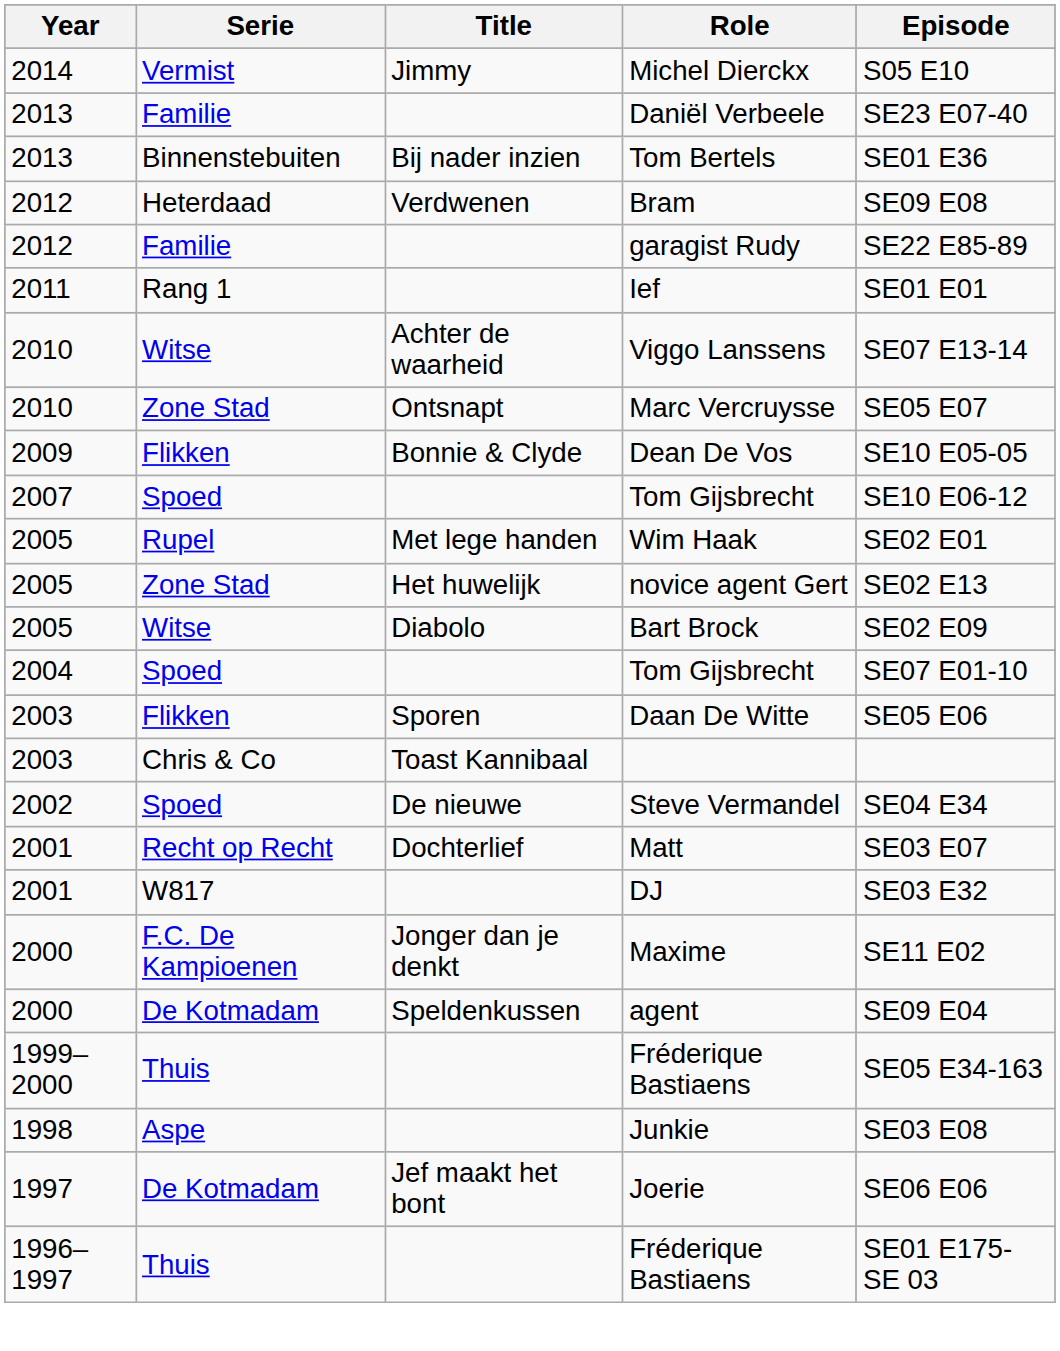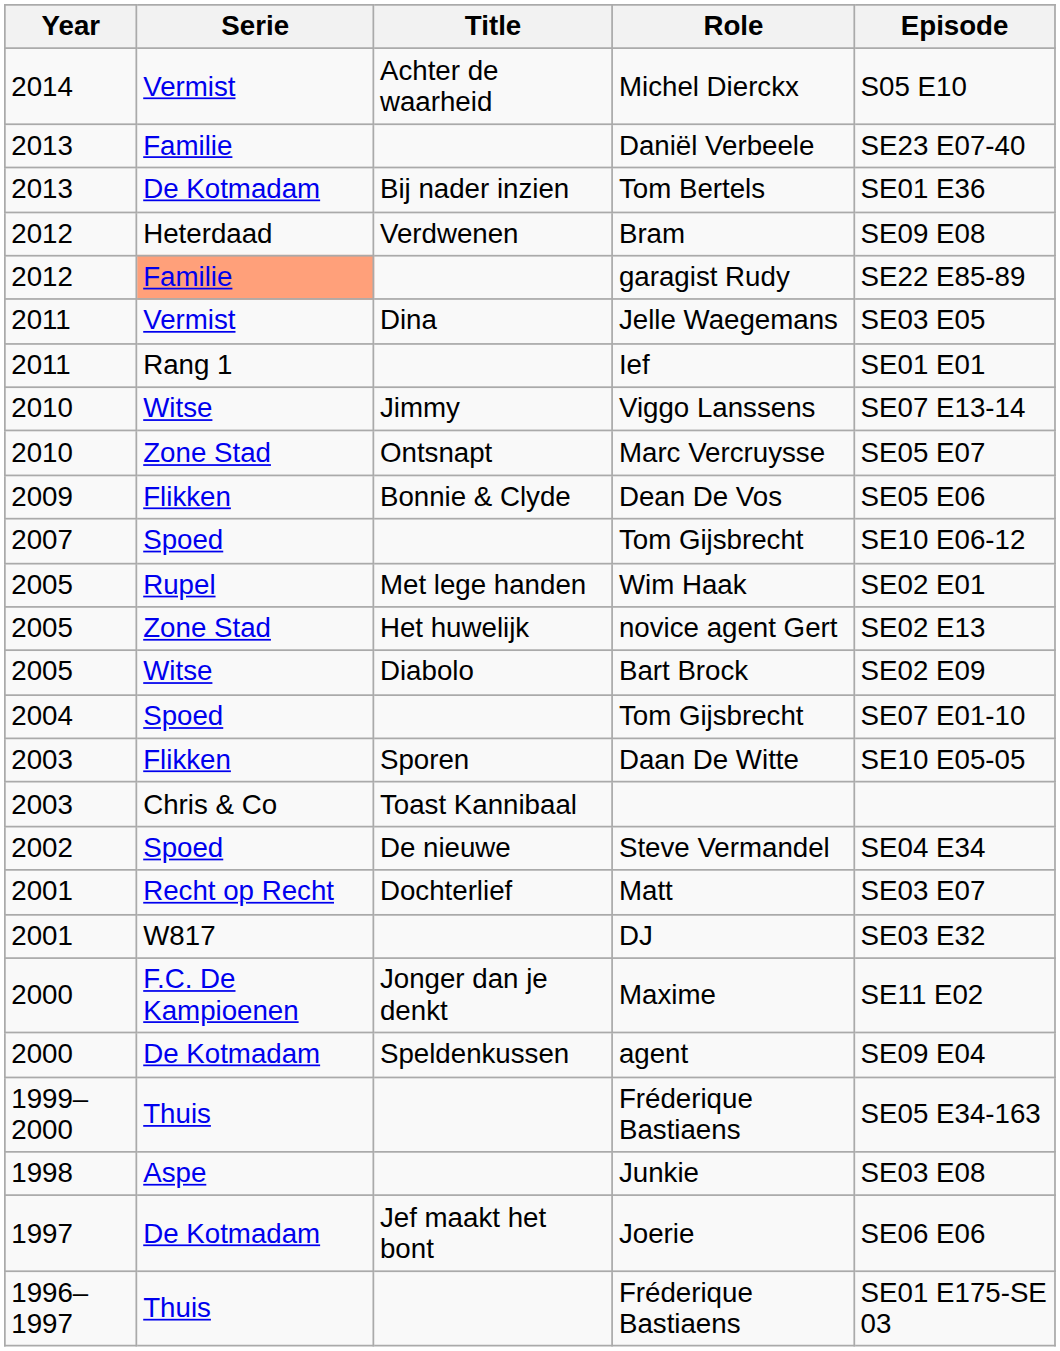(431, 70) Jimmy -> (439, 85) Achter de waarheid
(241, 158) Binnenstebuiten -> (232, 189) De Kotmadam
(187, 245) no background -> (188, 277) lightsalmon background
+ row: (41, 320)
(450, 349) Achter de waarheid -> (420, 408) Jimmy
(945, 452) SE10 E05-05 -> (923, 496) SE05 E06
(925, 716) SE05 E06 -> (943, 759) SE10 E05-05
